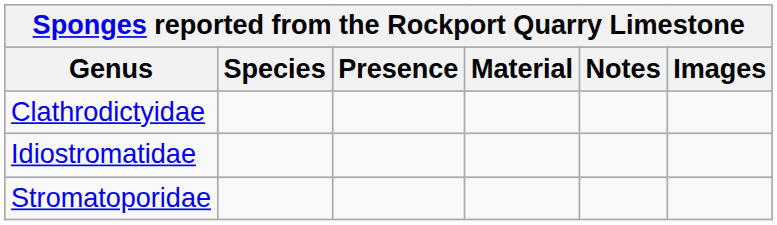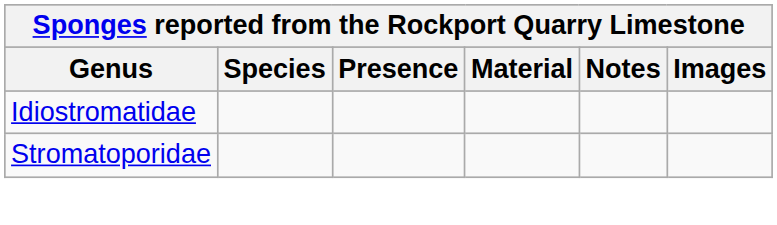- row: (108, 111)
